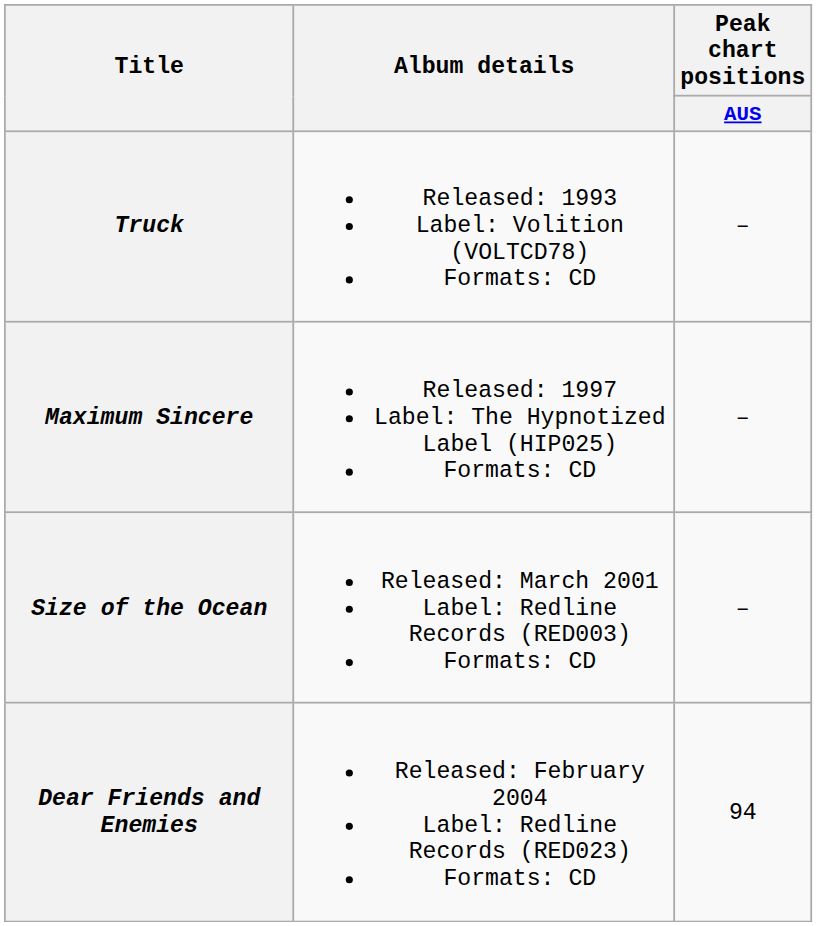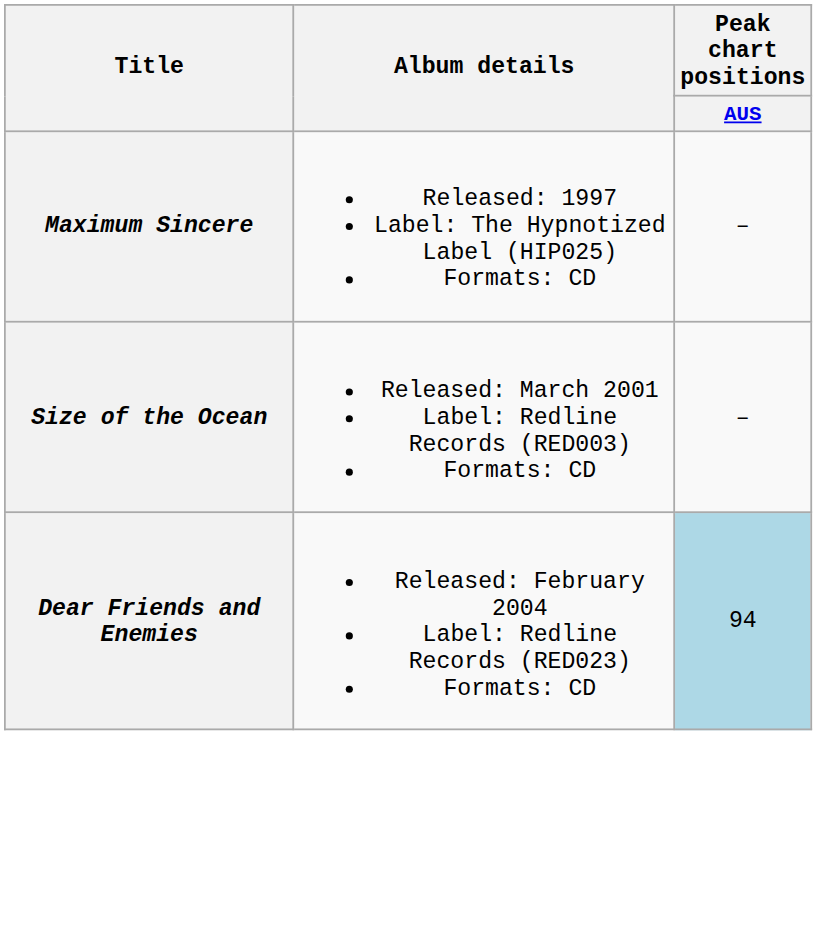- row: (149, 226)
(743, 812) no background -> (743, 621) lightblue background
